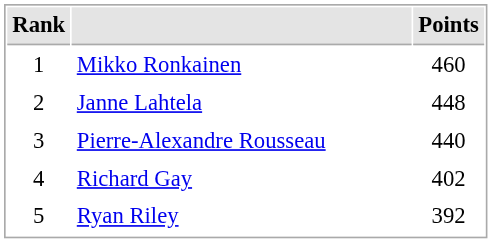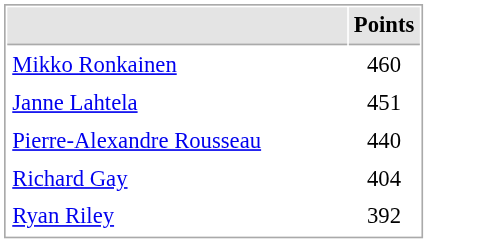- column: (39, 25)
(449, 102) 448 -> (384, 102) 451
(449, 178) 402 -> (384, 178) 404
